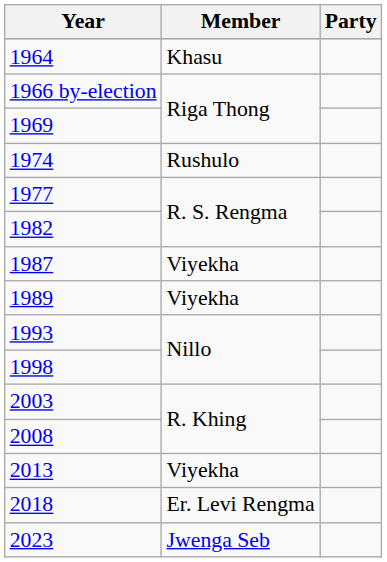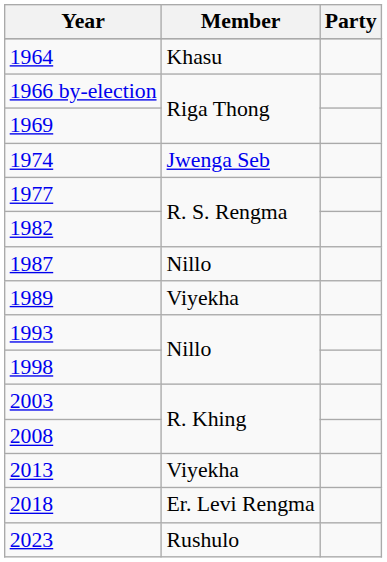(203, 159) Rushulo -> (218, 159) Jwenga Seb
(203, 263) Viyekha -> (189, 263) Nillo
(218, 539) Jwenga Seb -> (203, 539) Rushulo
